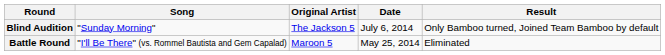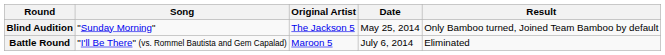(387, 27) July 6, 2014 -> (390, 27) May 25, 2014
(390, 43) May 25, 2014 -> (387, 43) July 6, 2014
